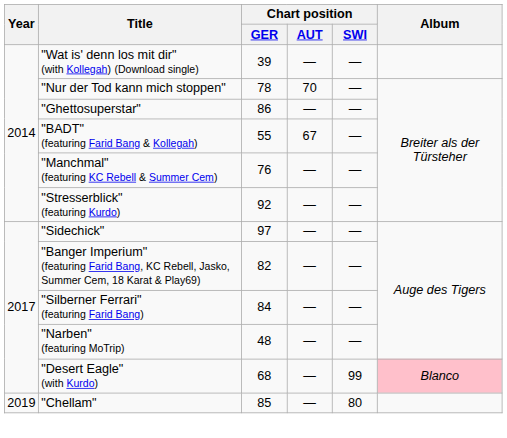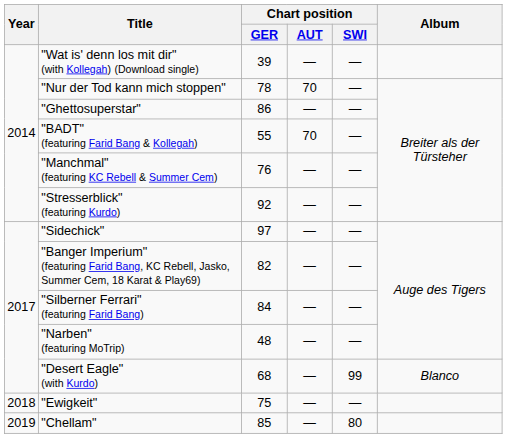(310, 136) 67 -> (310, 136) 70
(440, 375) pink background -> (440, 375) no background
+ row: (69, 403)
